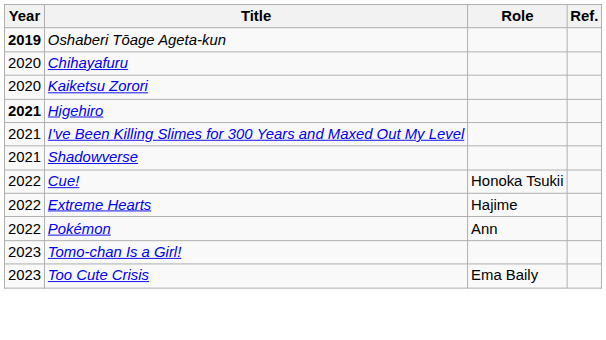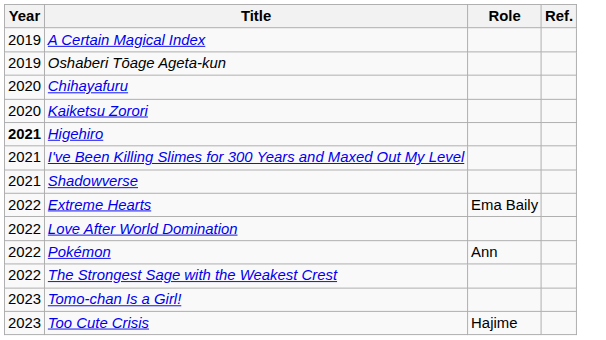+ row: (127, 39)
(24, 39) bold -> (24, 63) normal
- row: (64, 181)
(494, 205) Hajime -> (505, 205) Ema Baily
+ row: (143, 228)
+ row: (192, 275)
(505, 275) Ema Baily -> (494, 323) Hajime
